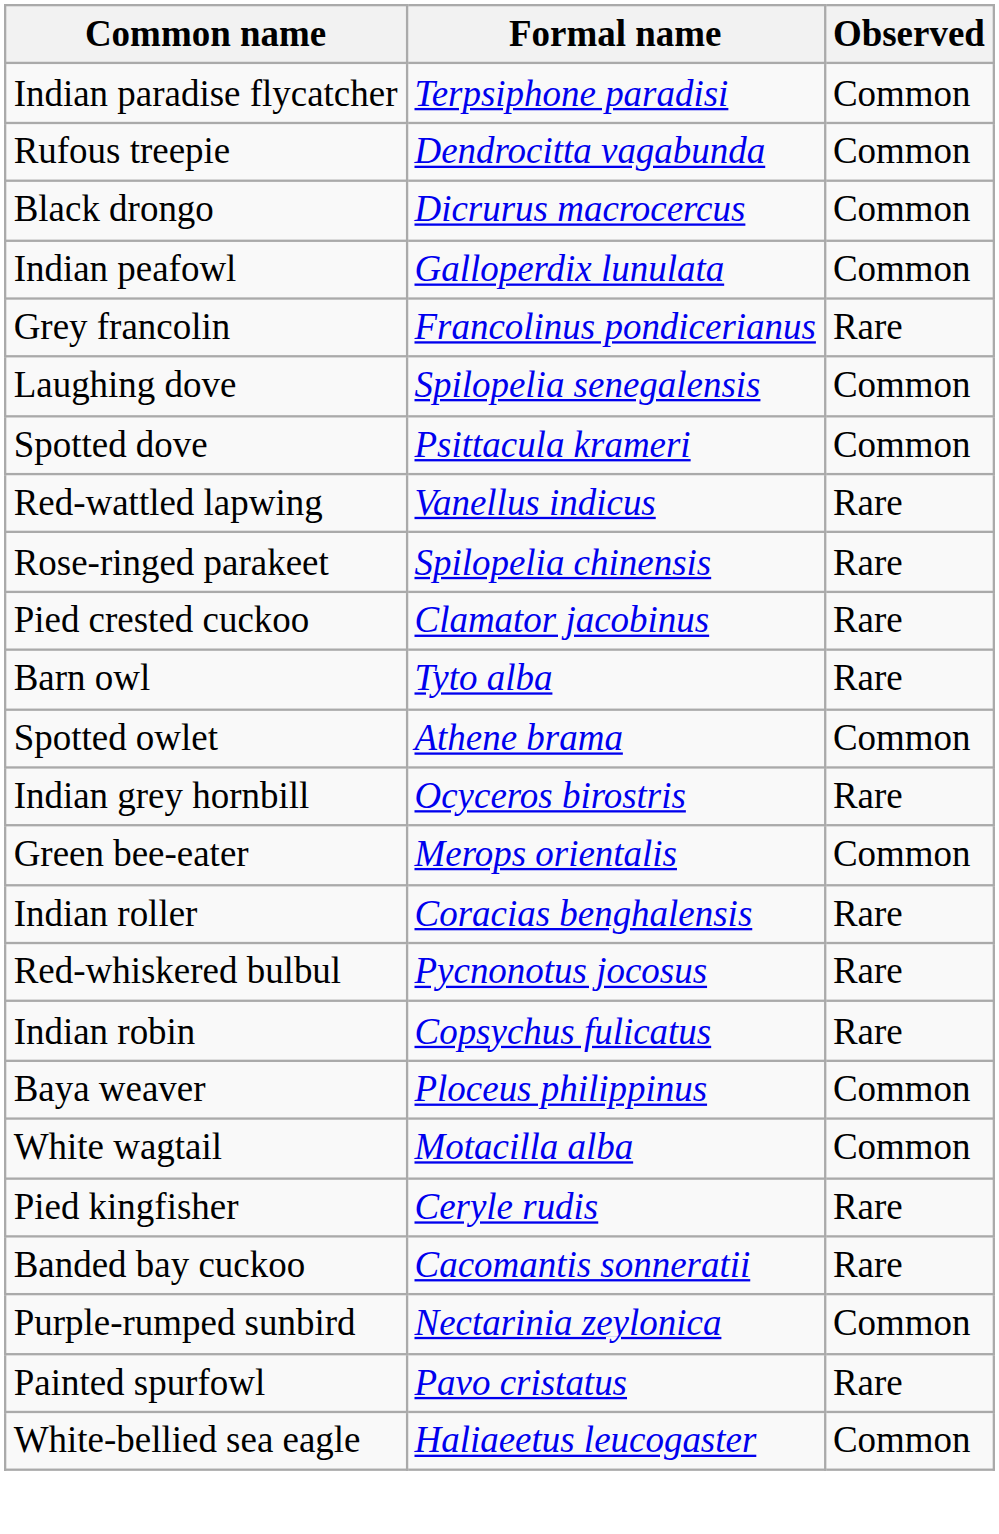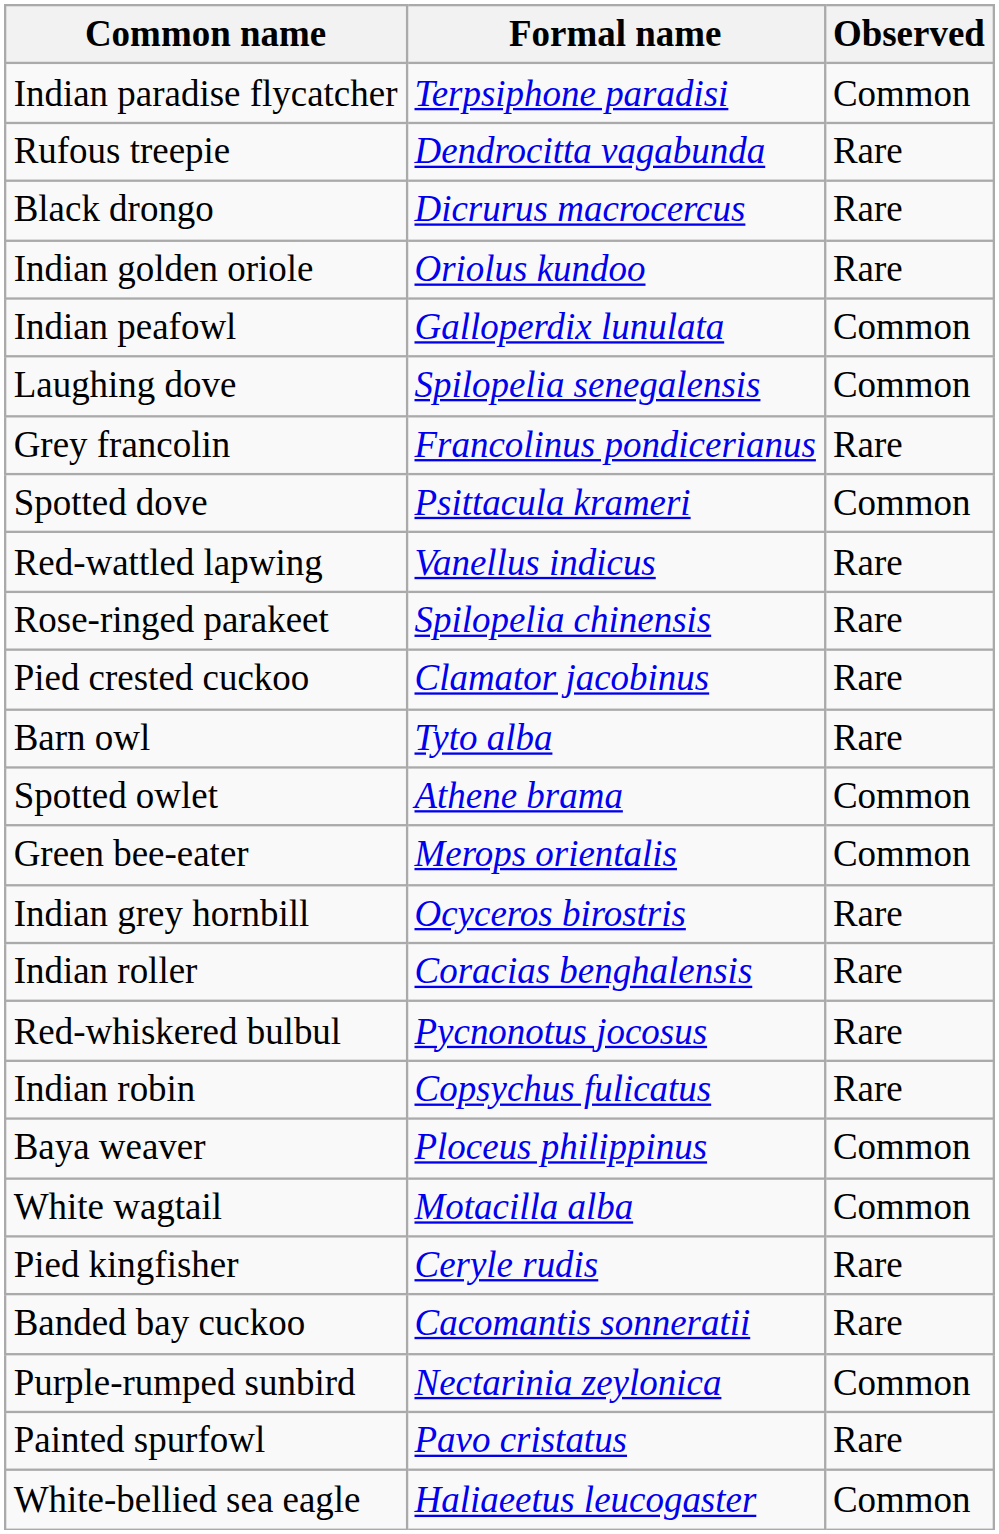(902, 151) Common -> (868, 151) Rare
(902, 209) Common -> (868, 209) Rare
+ row: (164, 268)
rows swapped: (122, 326) <-> (125, 385)
rows swapped: (131, 854) <-> (161, 795)
